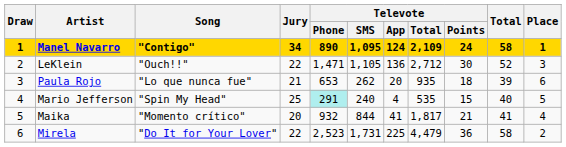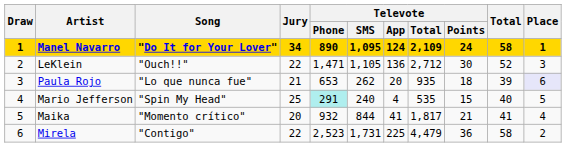(166, 47) "Contigo" -> (208, 47) "Do It for Your Lover"
(543, 82) no background -> (543, 82) lavender background
(208, 133) "Do It for Your Lover" -> (166, 133) "Contigo"
